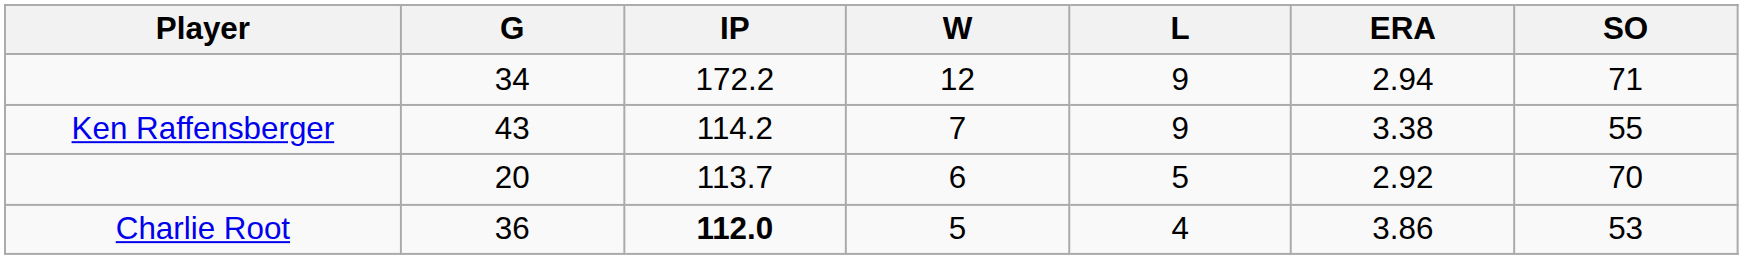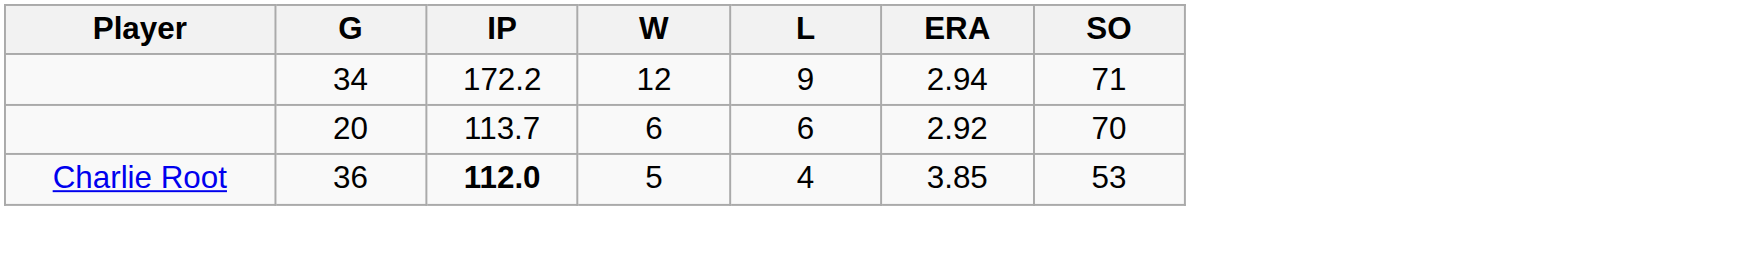- row: (512, 128)
(1180, 178) 5 -> (806, 128) 6
(1403, 228) 3.86 -> (957, 178) 3.85
